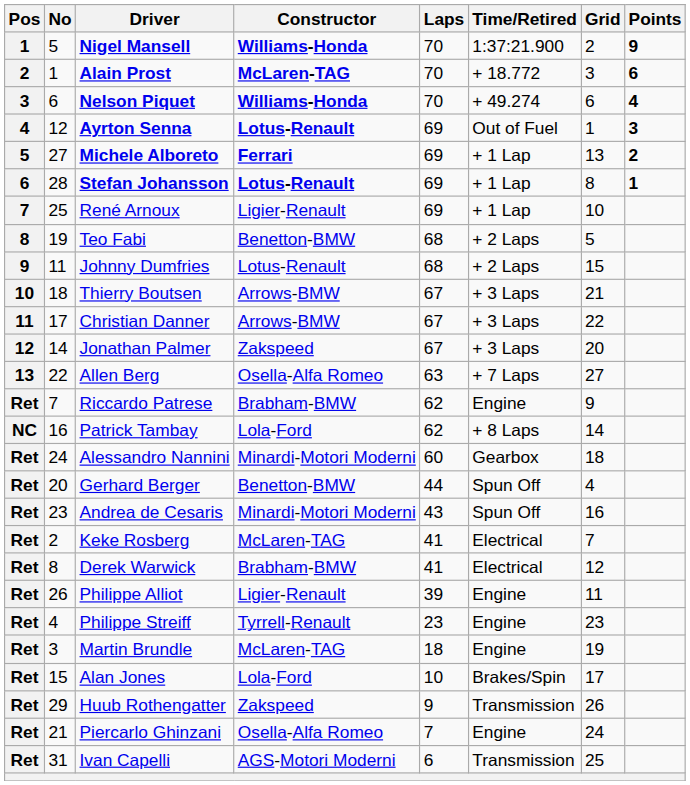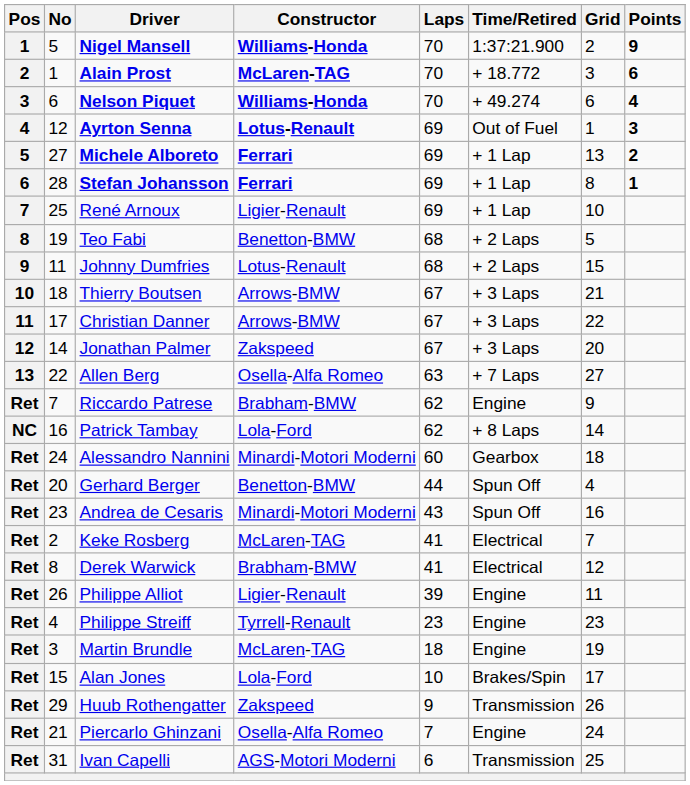(296, 183) Lotus-Renault -> (265, 183) Ferrari
